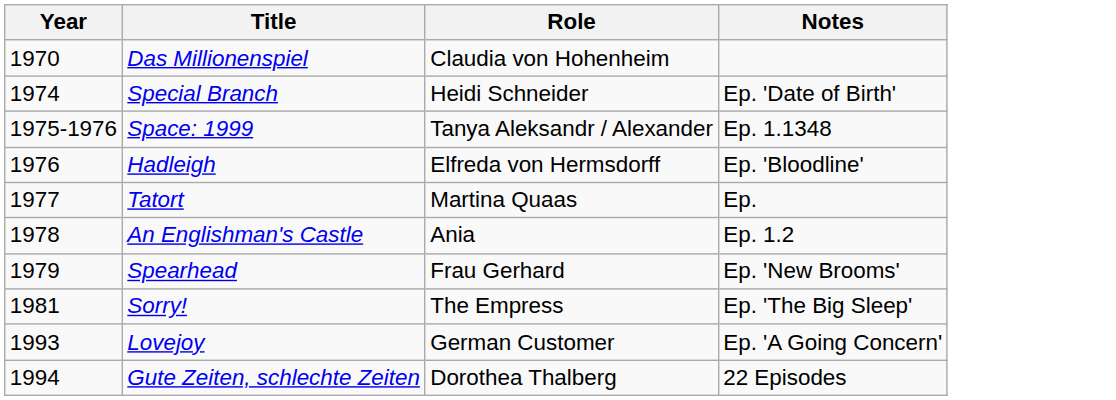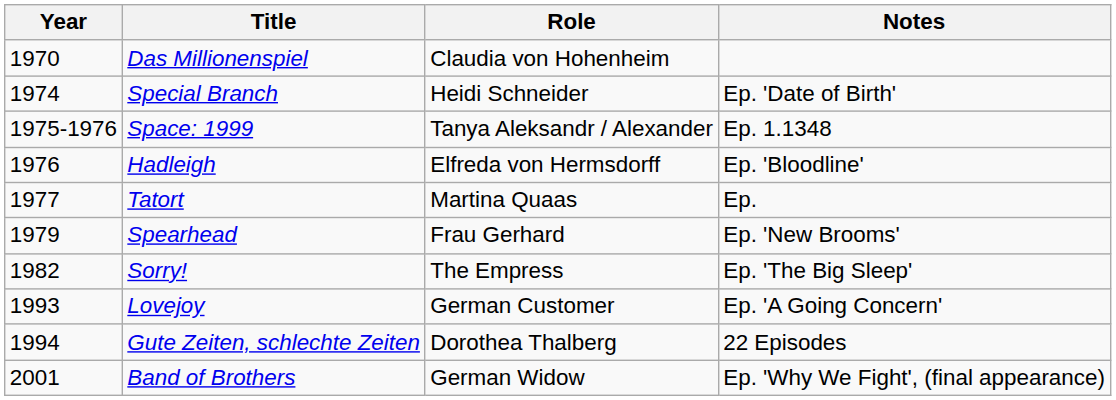- row: (245, 235)
(35, 306) 1981 -> (35, 270) 1982
+ row: (211, 377)
